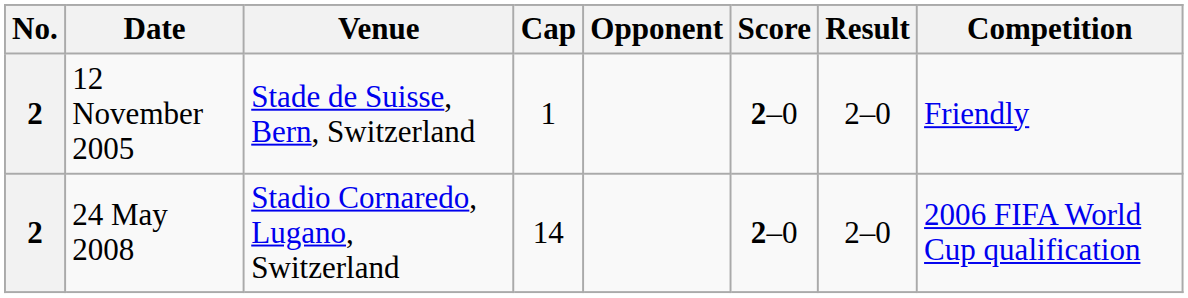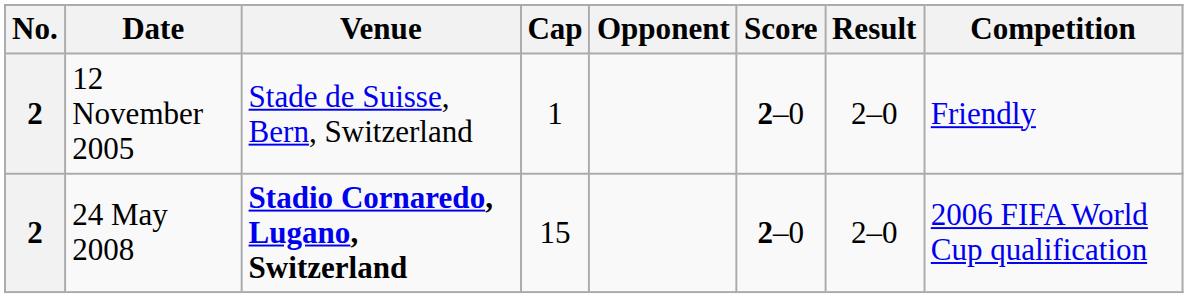(364, 232) normal -> (371, 232) bold
(548, 232) 14 -> (555, 232) 15
